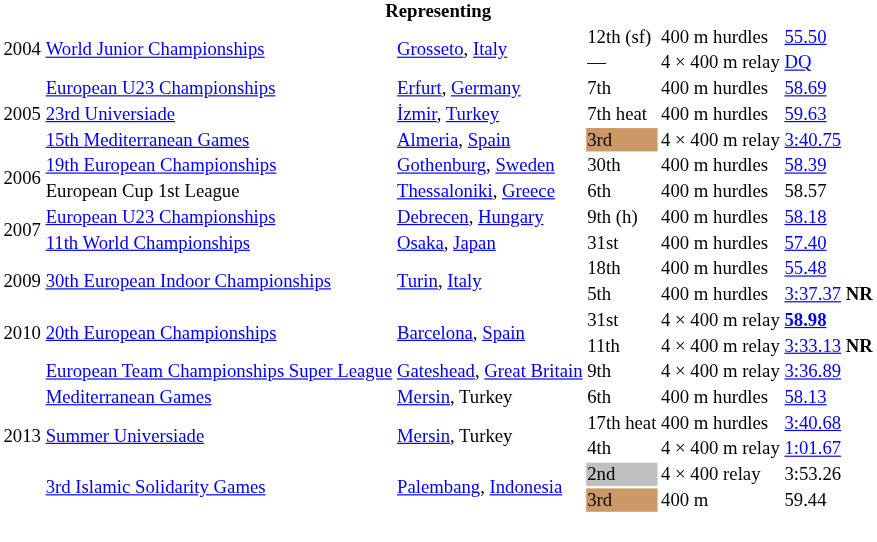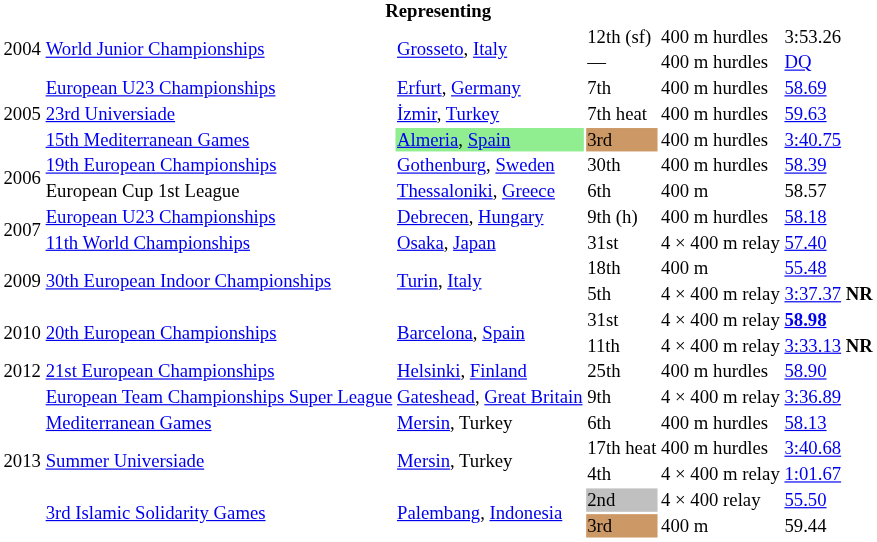(805, 36) 55.50 -> (813, 36) 3:53.26
(720, 62) 4 × 400 m relay -> (715, 62) 400 m hurdles
(454, 139) no background -> (454, 139) lightgreen background
(720, 139) 4 × 400 m relay -> (715, 139) 400 m hurdles
(715, 191) 400 m hurdles -> (685, 191) 400 m
(715, 242) 400 m hurdles -> (720, 242) 4 × 400 m relay
(715, 268) 400 m hurdles -> (685, 268) 400 m
(715, 294) 400 m hurdles -> (720, 294) 4 × 400 m relay
+ row: (160, 371)
(813, 474) 3:53.26 -> (805, 500) 55.50
